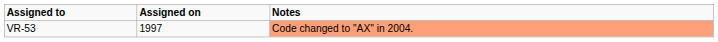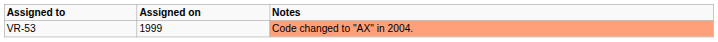(151, 28) 1997 -> (151, 28) 1999
